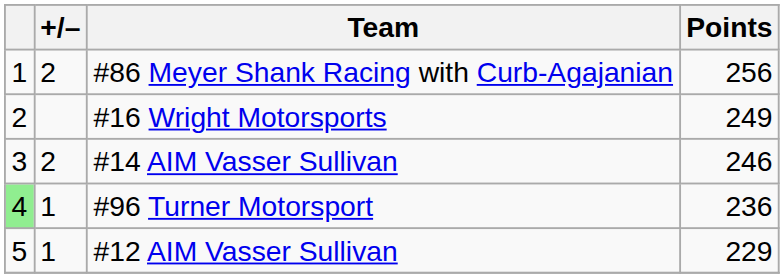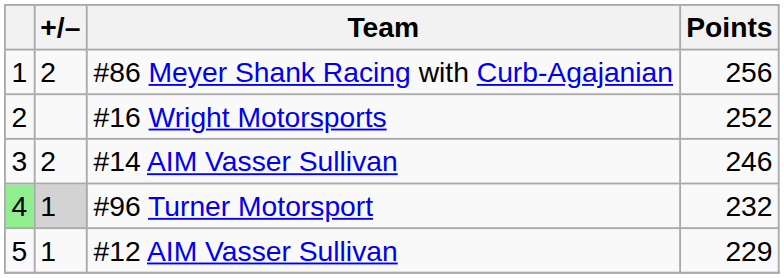(749, 117) 249 -> (749, 117) 252
(48, 207) no background -> (48, 207) lightgrey background
(749, 207) 236 -> (749, 207) 232
